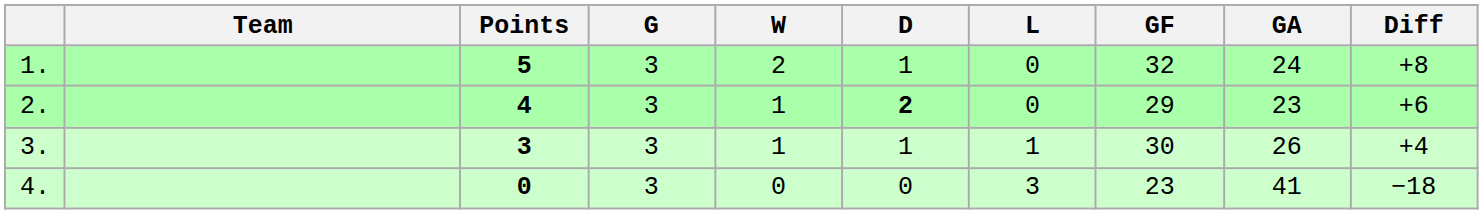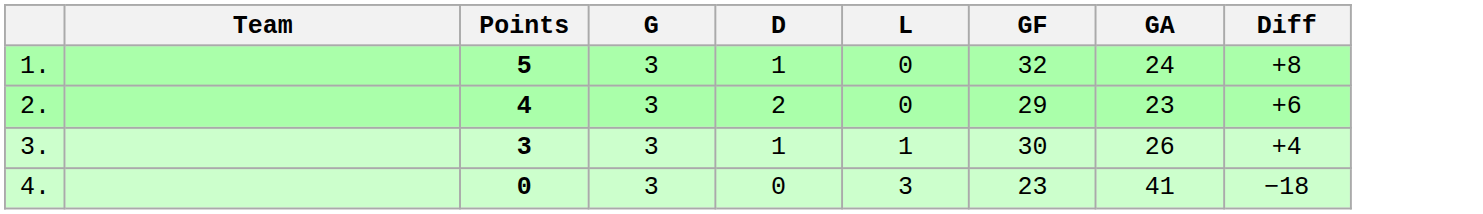- column: (778, 25)
(905, 107) bold -> (778, 107) normal
